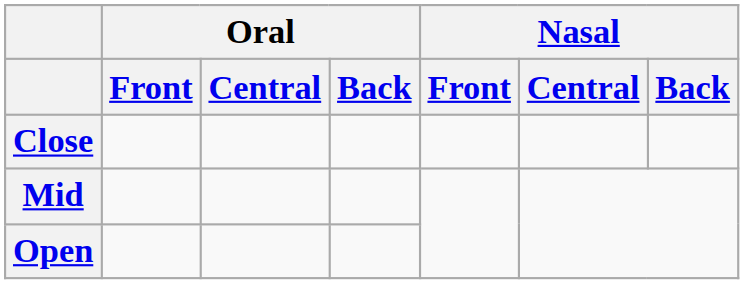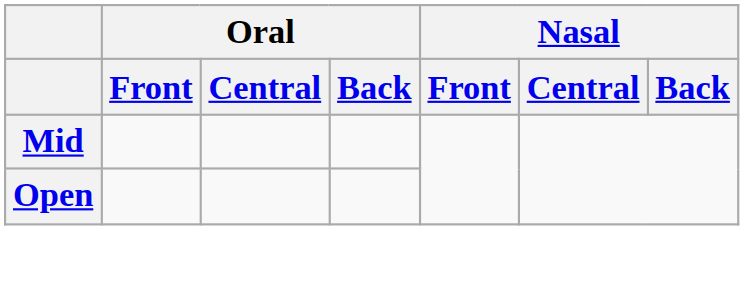- row: (53, 140)
